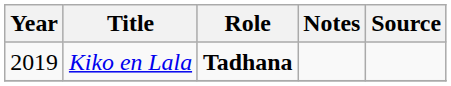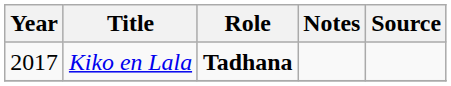(34, 61) 2019 -> (34, 61) 2017
